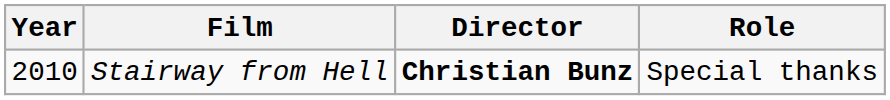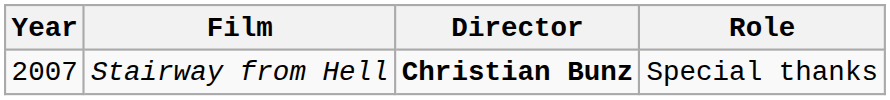(45, 72) 2010 -> (45, 72) 2007
